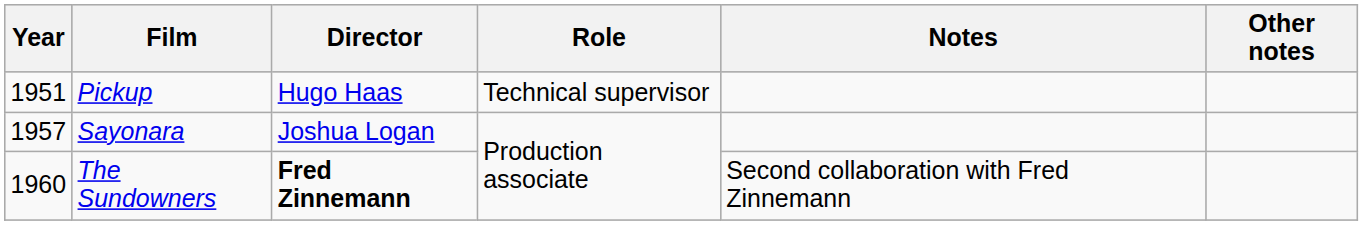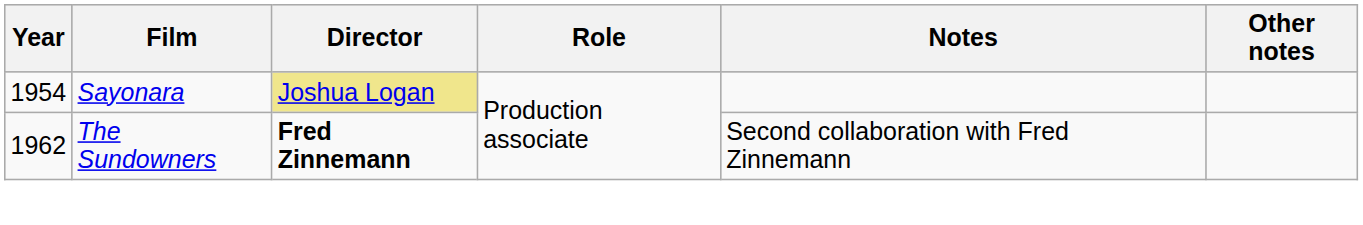- row: (115, 91)
(38, 131) 1957 -> (38, 91) 1954
(356, 131) no background -> (356, 91) khaki background
(38, 185) 1960 -> (38, 145) 1962
